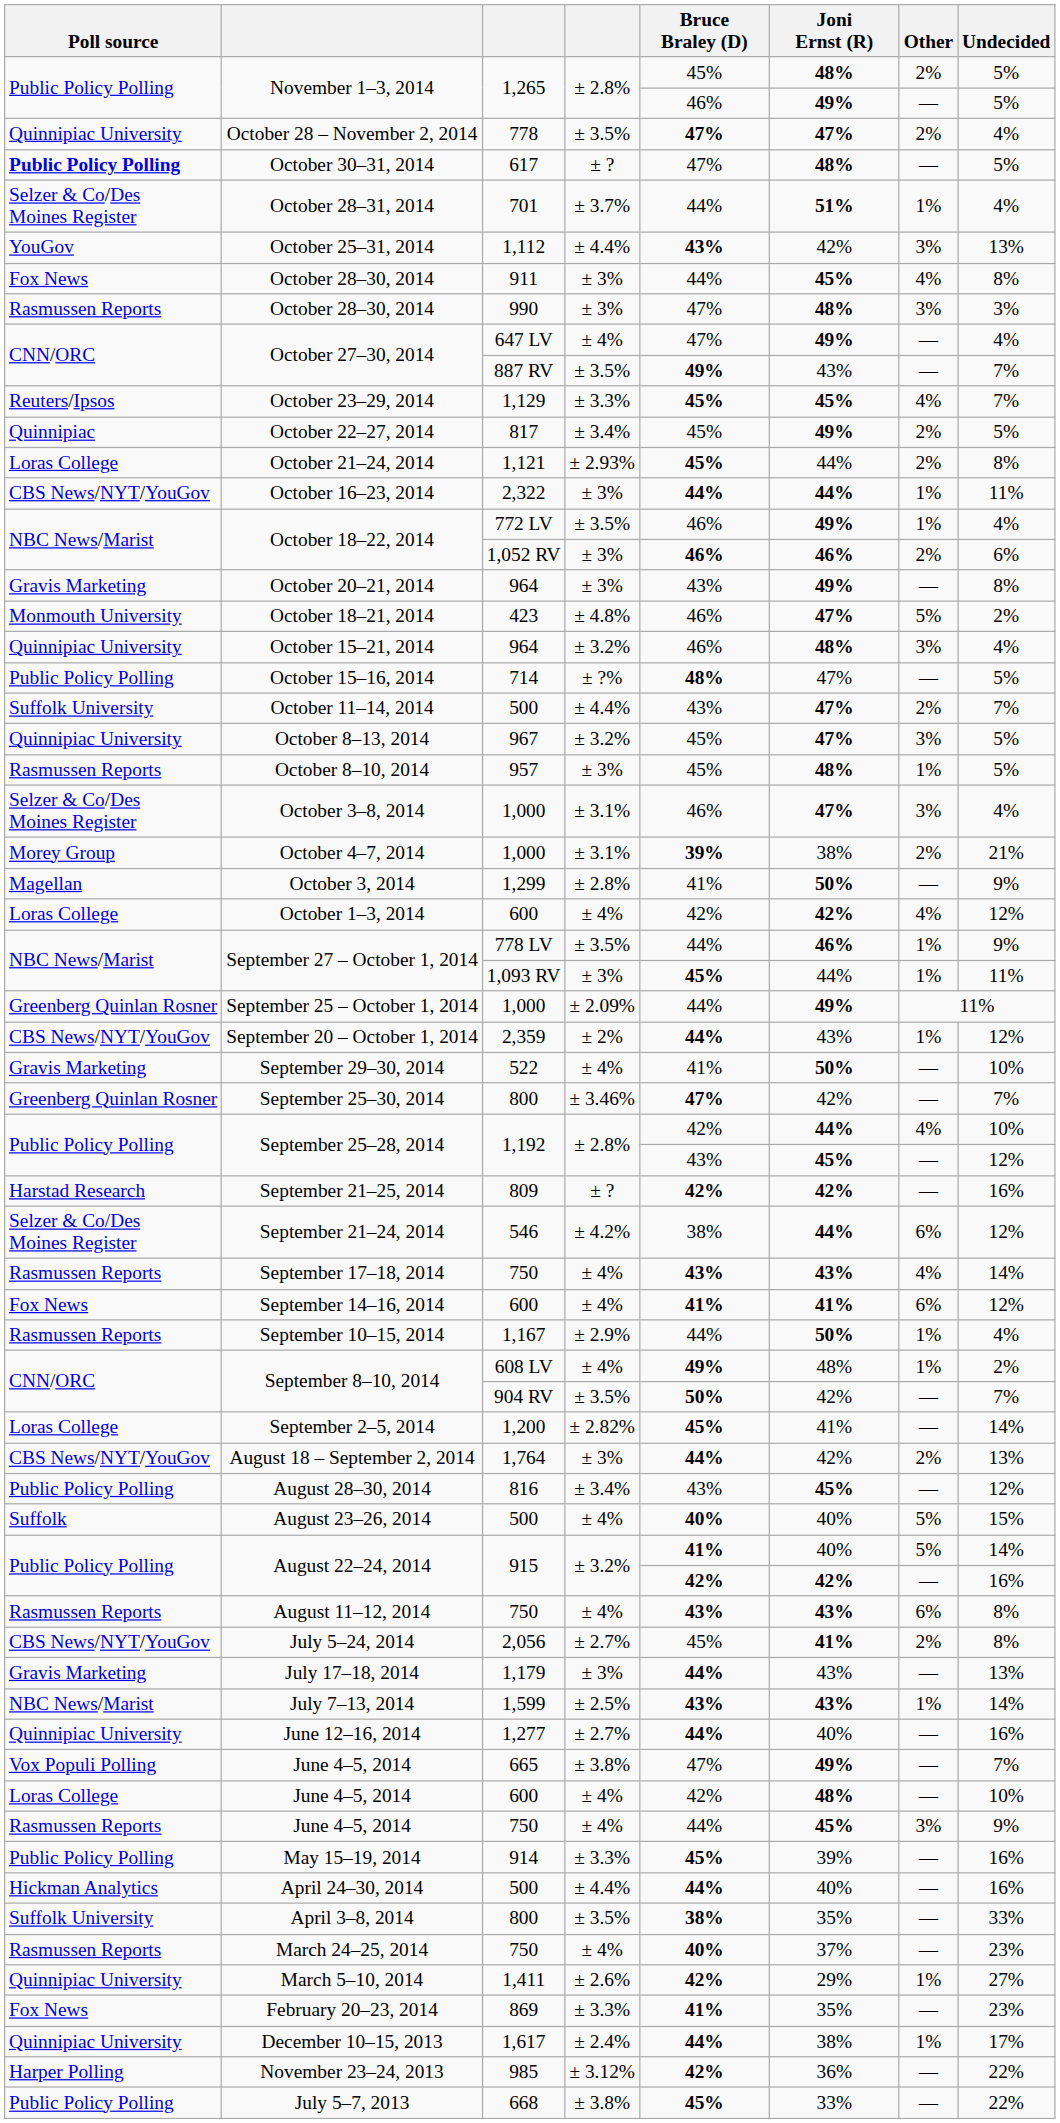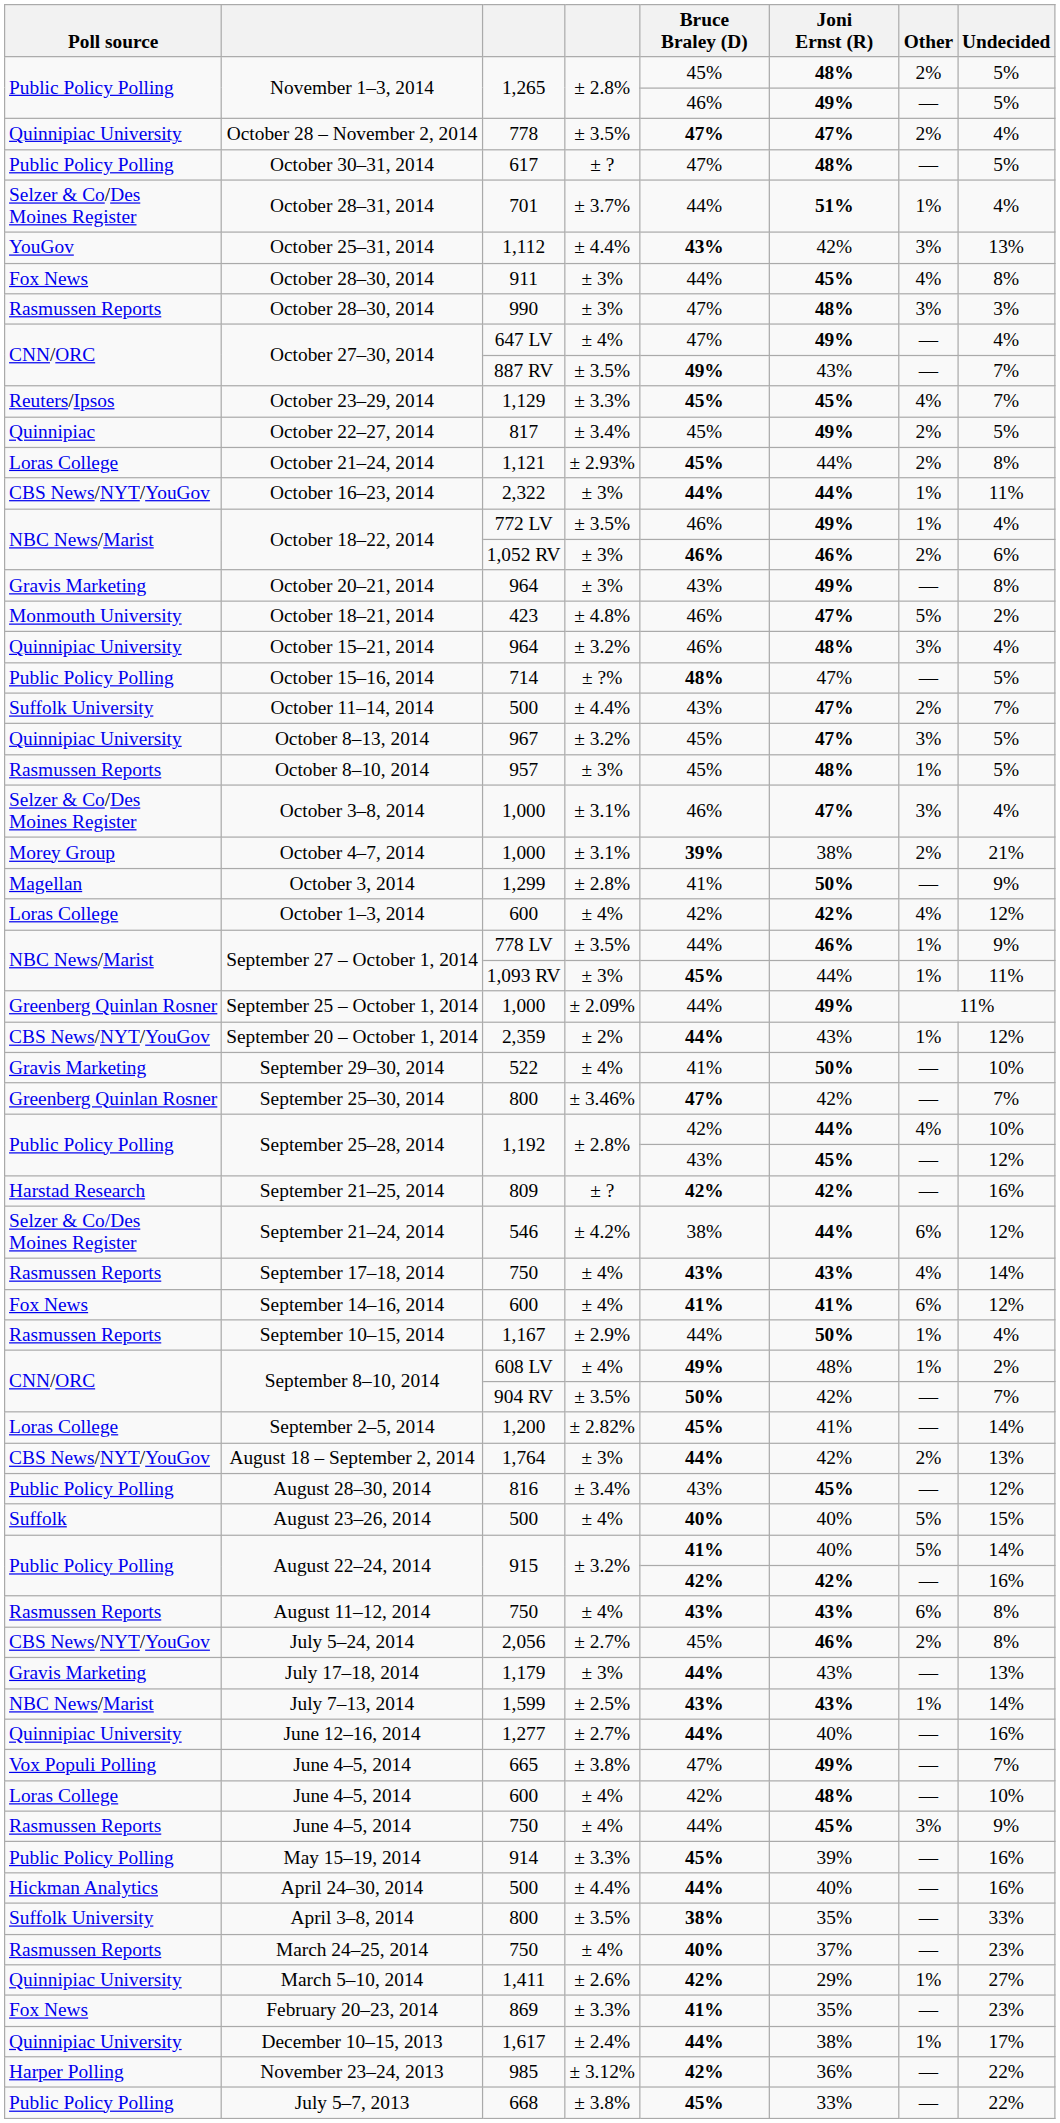(95, 164) bold -> (91, 164) normal
(834, 1642) 41% -> (834, 1642) 46%
